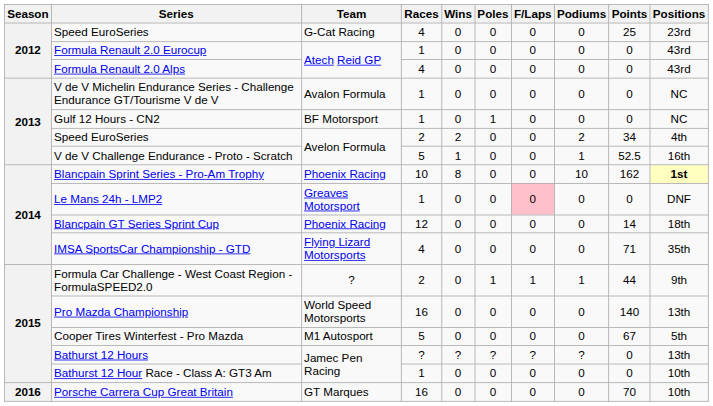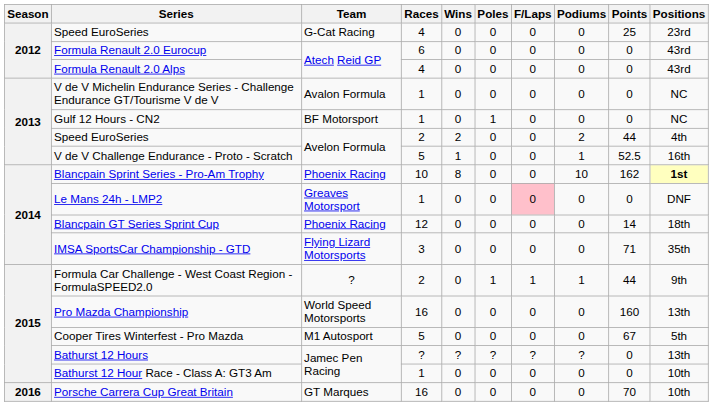(421, 51) 1 -> (421, 51) 6
(629, 138) 34 -> (629, 138) 44
(421, 249) 4 -> (421, 249) 3
(629, 312) 140 -> (629, 312) 160
